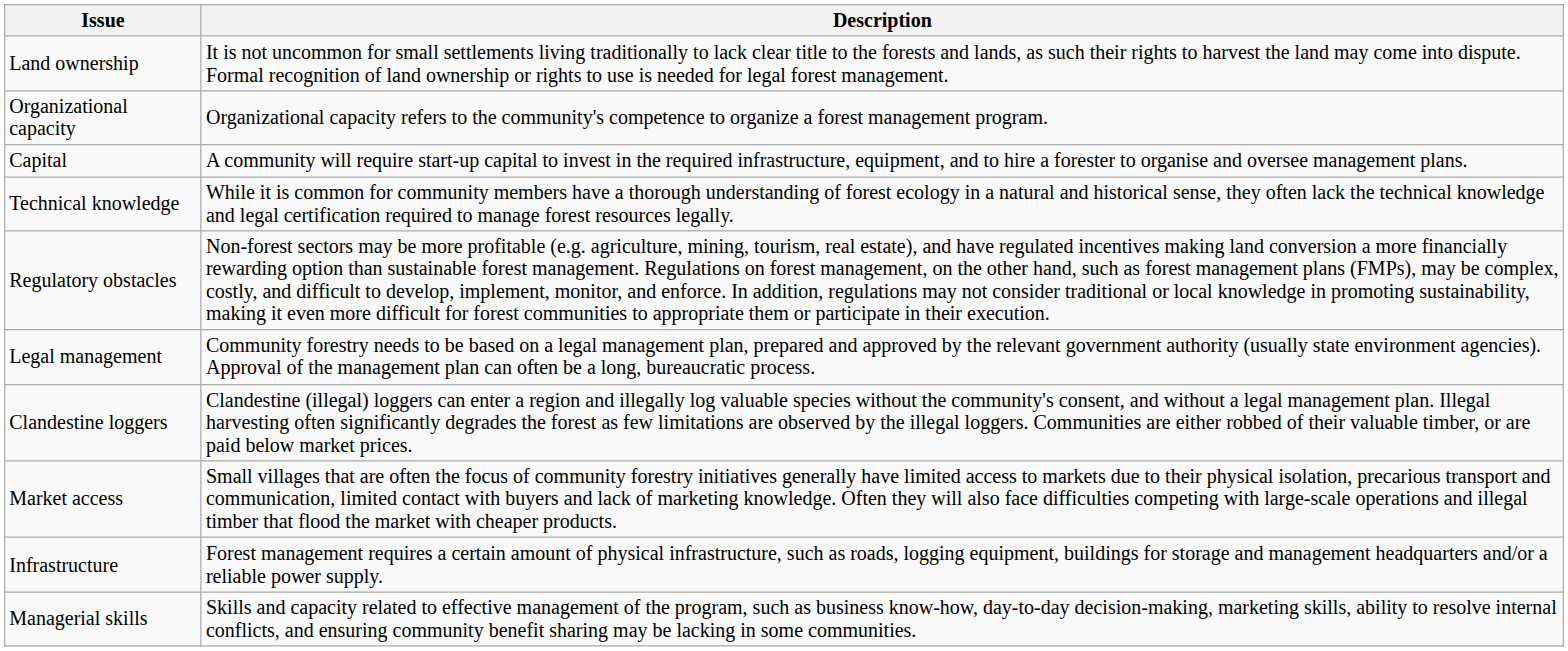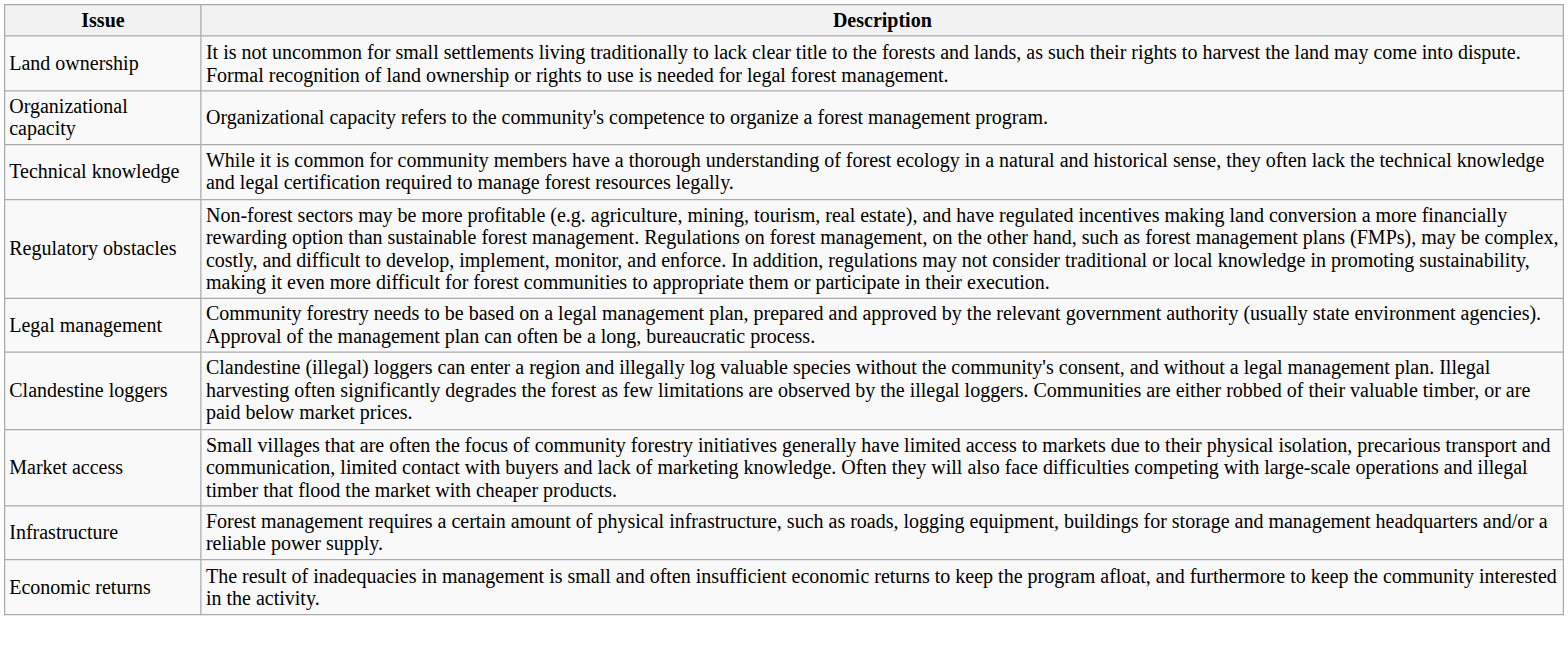- row: (38, 160)
- row: (78, 618)
+ row: (80, 587)
